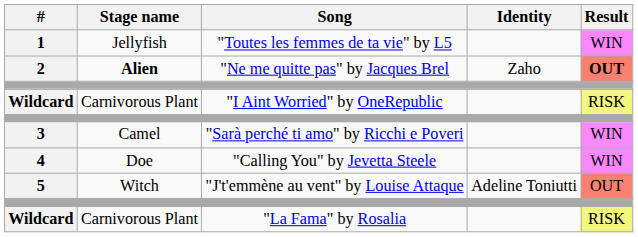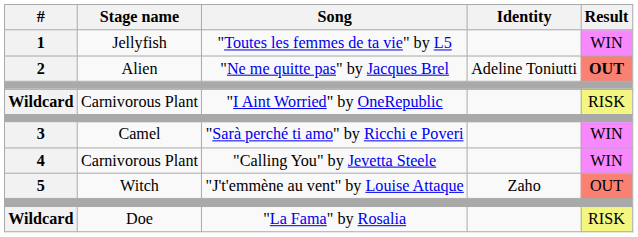(140, 68) bold -> (140, 68) normal
(524, 68) Zaho -> (524, 68) Adeline Toniutti
(140, 160) Doe -> (140, 160) Carnivorous Plant
(524, 185) Adeline Toniutti -> (524, 185) Zaho
(140, 219) Carnivorous Plant -> (140, 219) Doe
